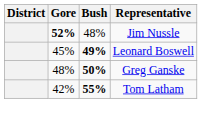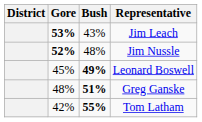+ row: (153, 32)
(94, 70) 50% -> (94, 88) 51%
